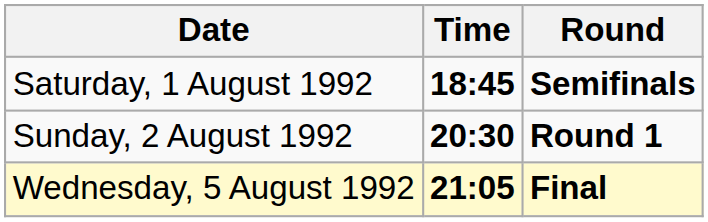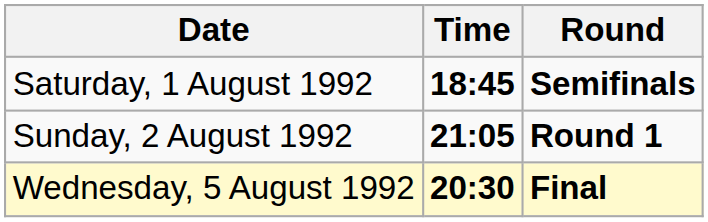(472, 135) 20:30 -> (472, 135) 21:05
(472, 188) 21:05 -> (472, 188) 20:30
